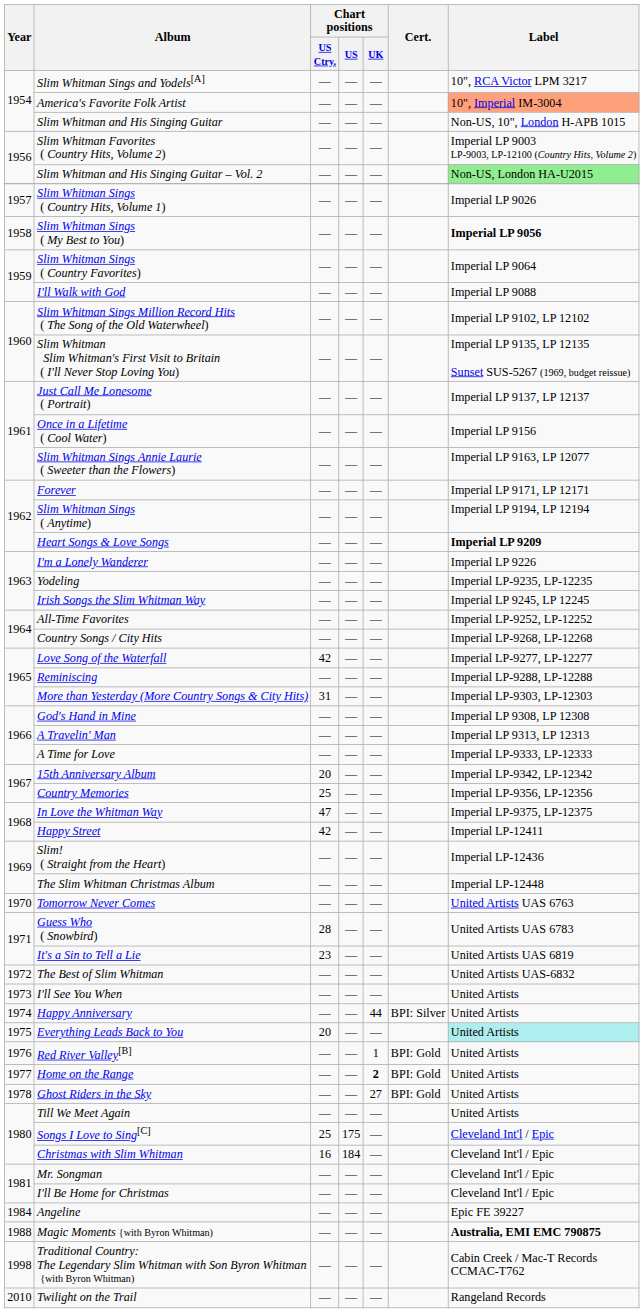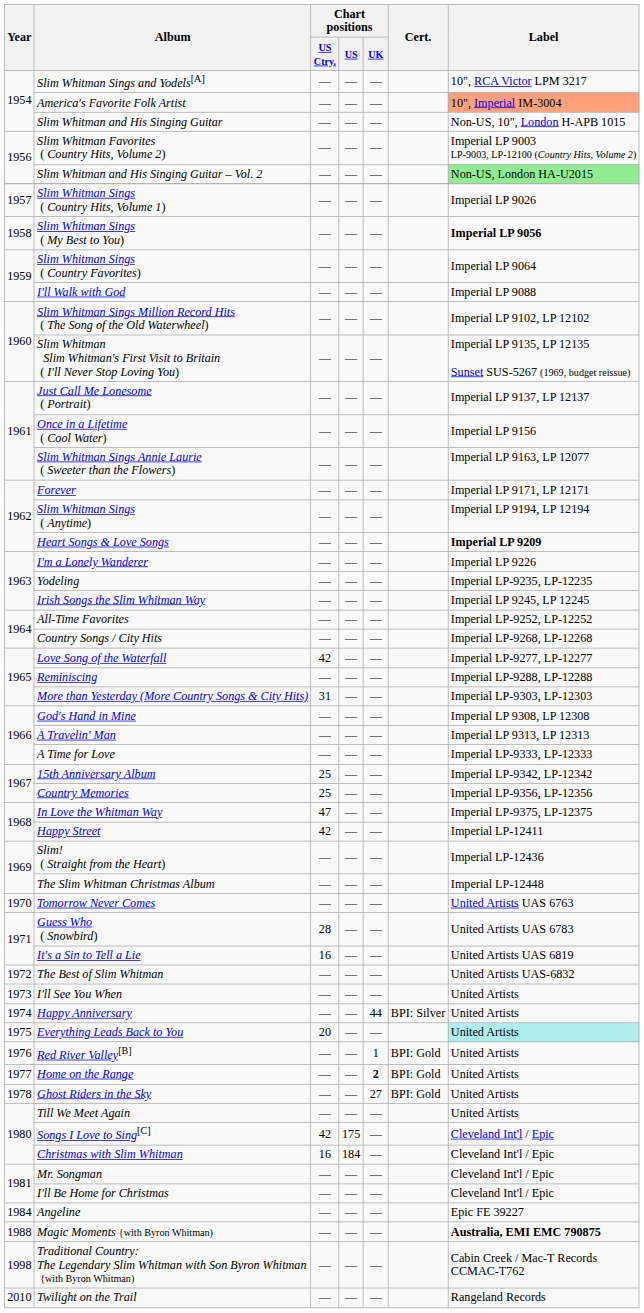(325, 773) 20 -> (325, 773) 25
(325, 955) 23 -> (325, 955) 16
(325, 1133) 25 -> (325, 1133) 42
